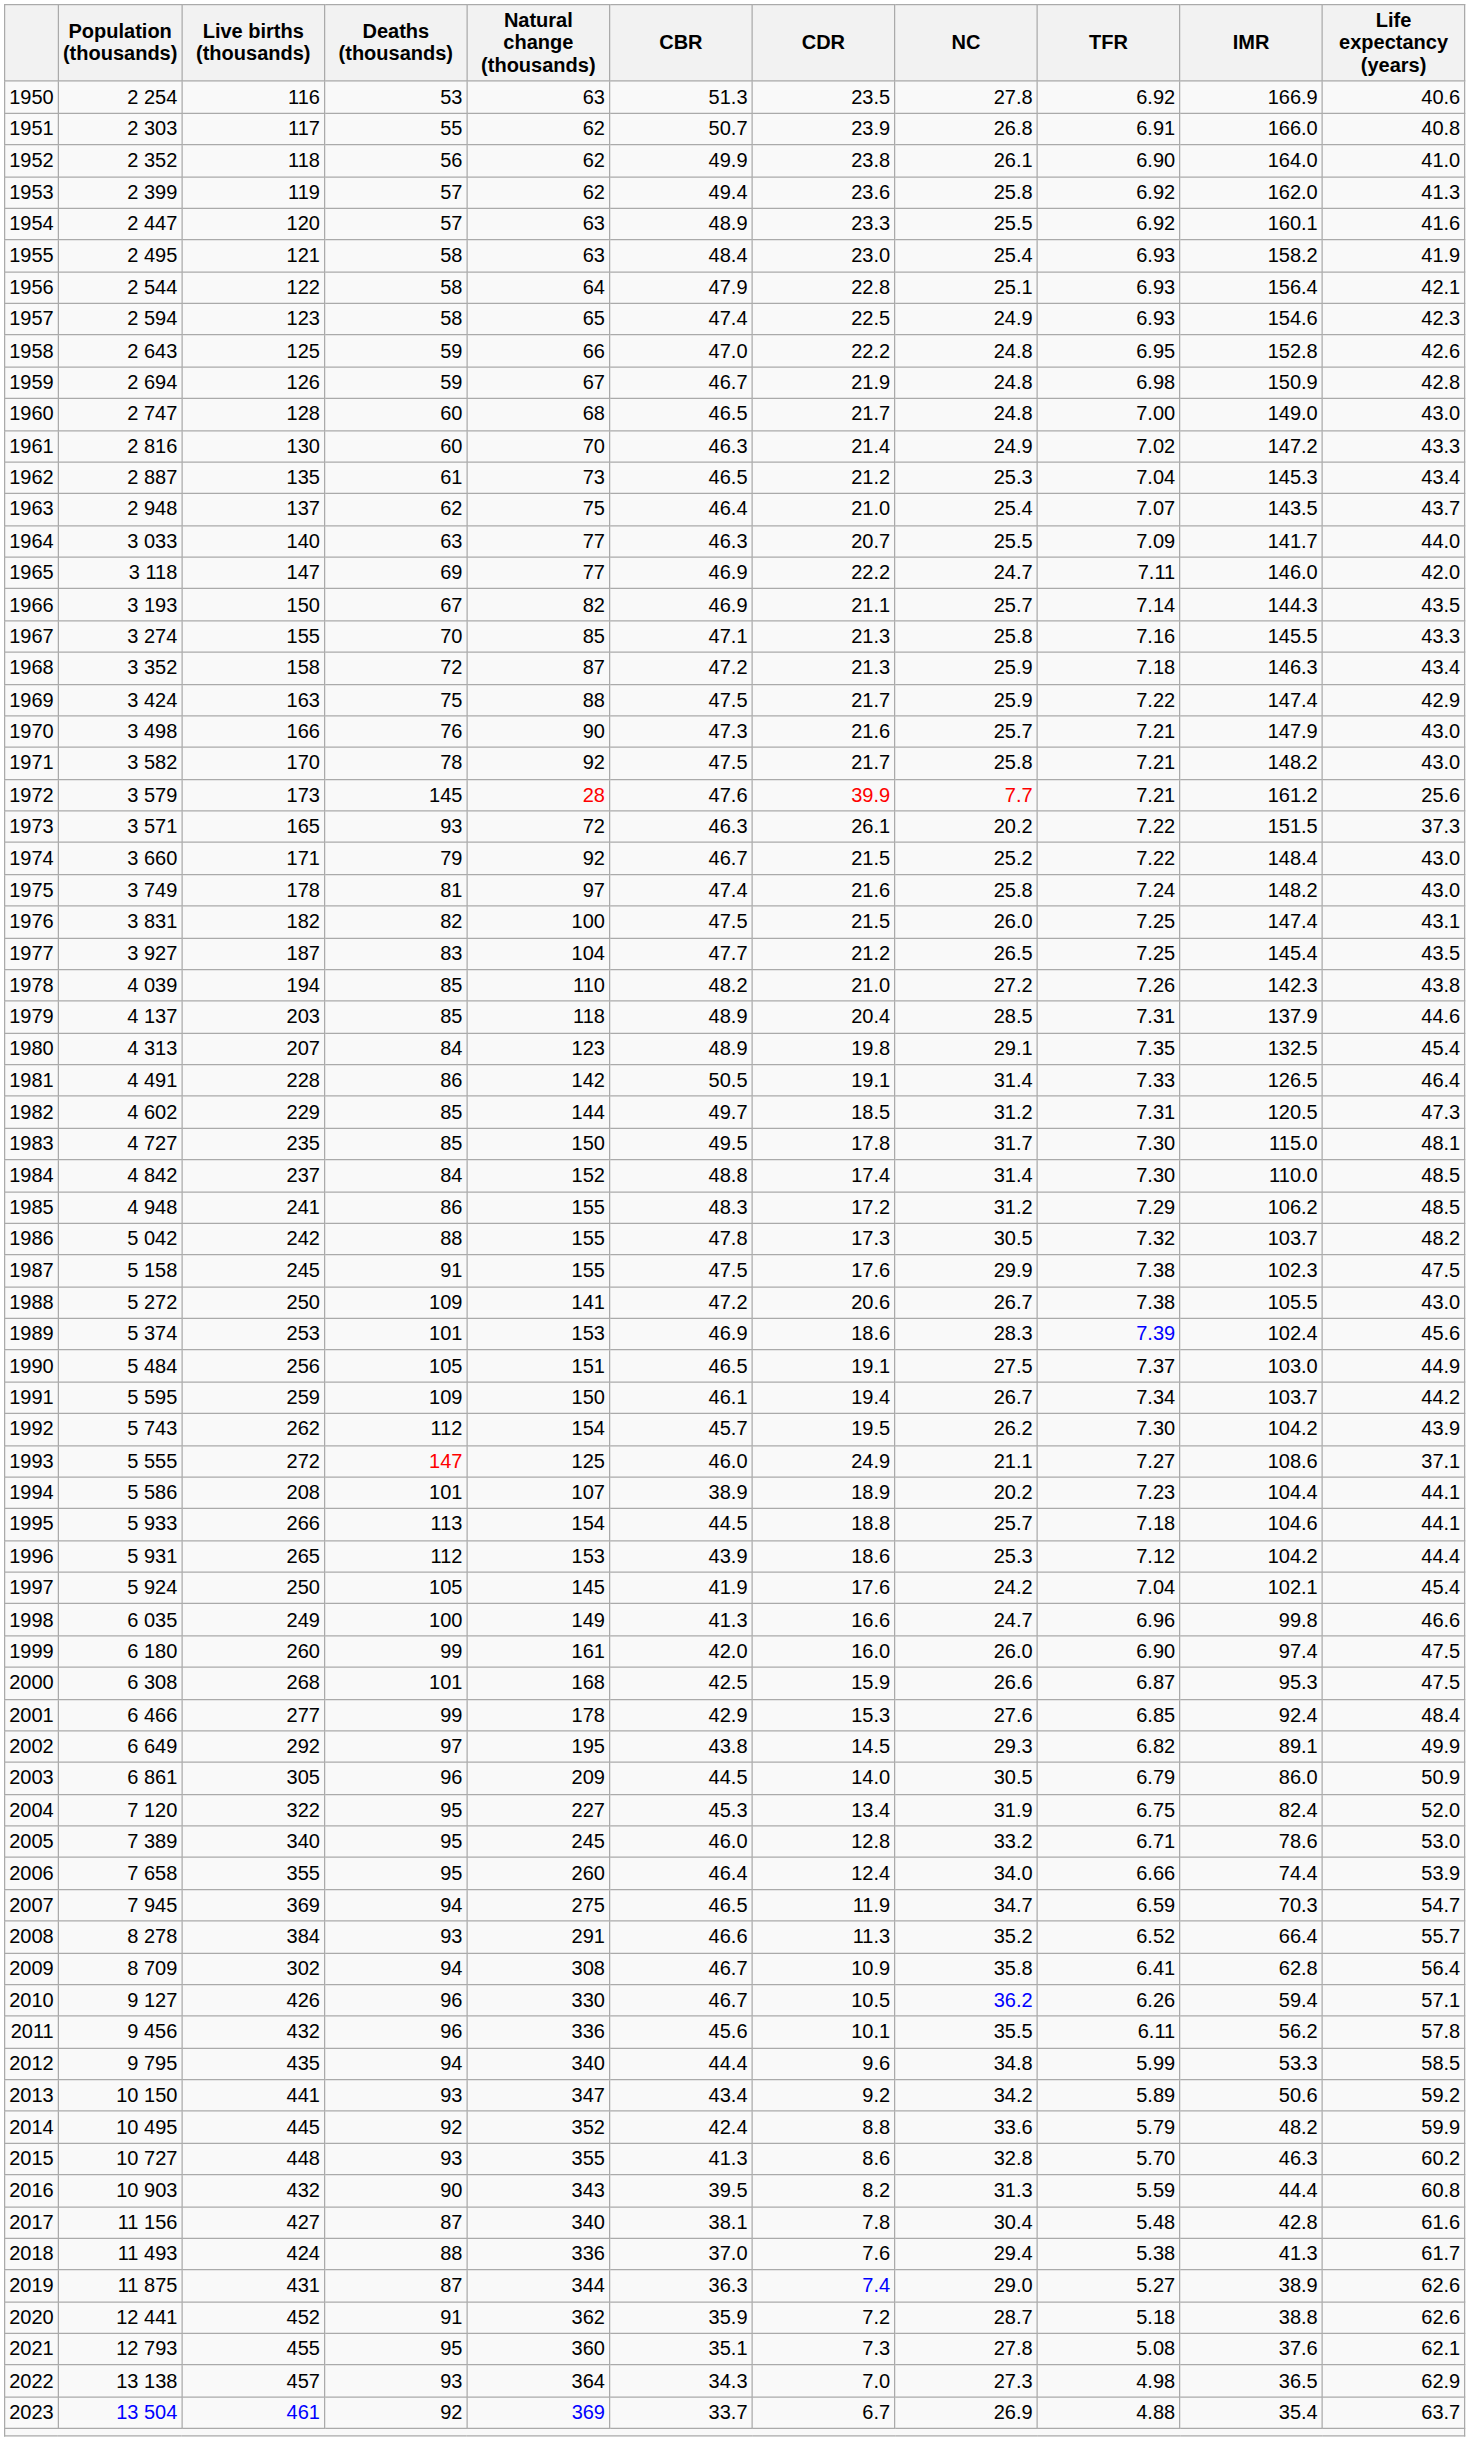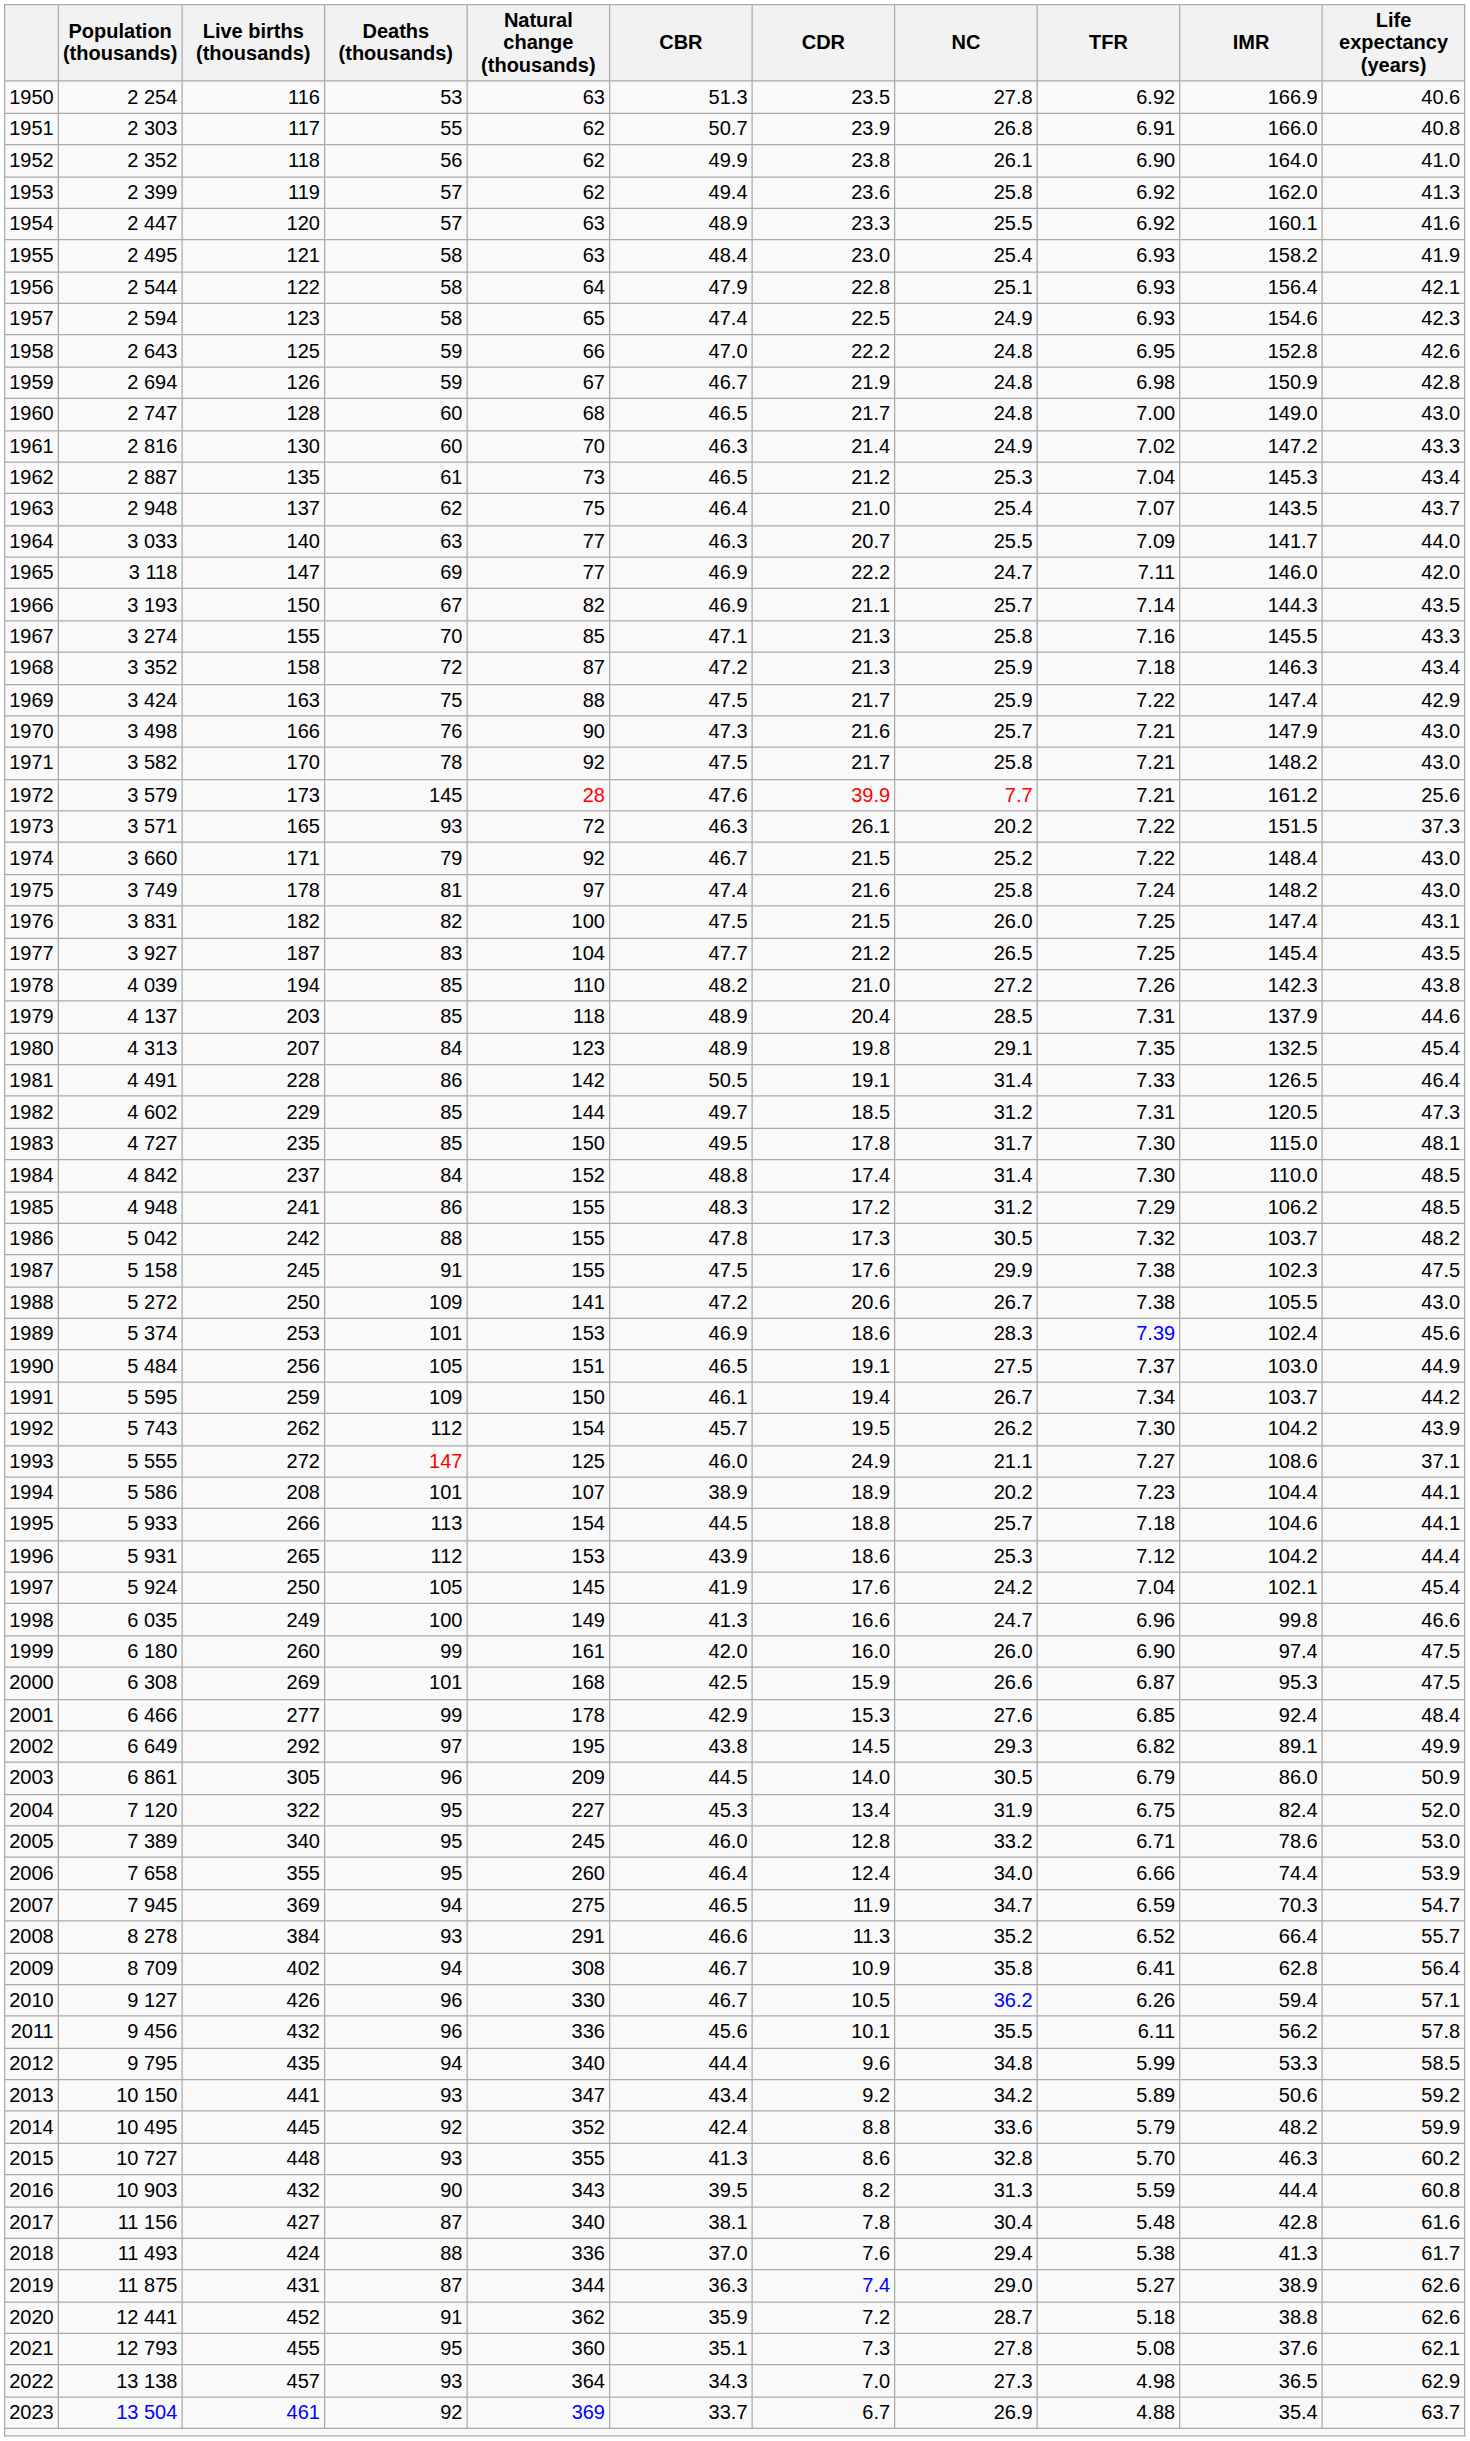(298, 1683) 268 -> (298, 1683) 269
(298, 1968) 302 -> (298, 1968) 402
